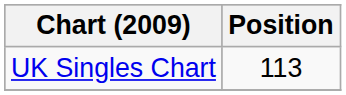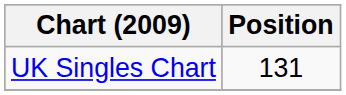(281, 68) 113 -> (281, 68) 131
